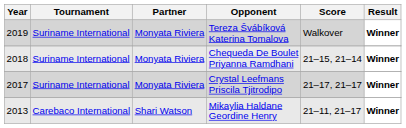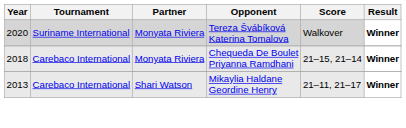(17, 33) 2019 -> (17, 33) 2020
(81, 59) Suriname International -> (81, 59) Carebaco International
- row: (246, 85)
